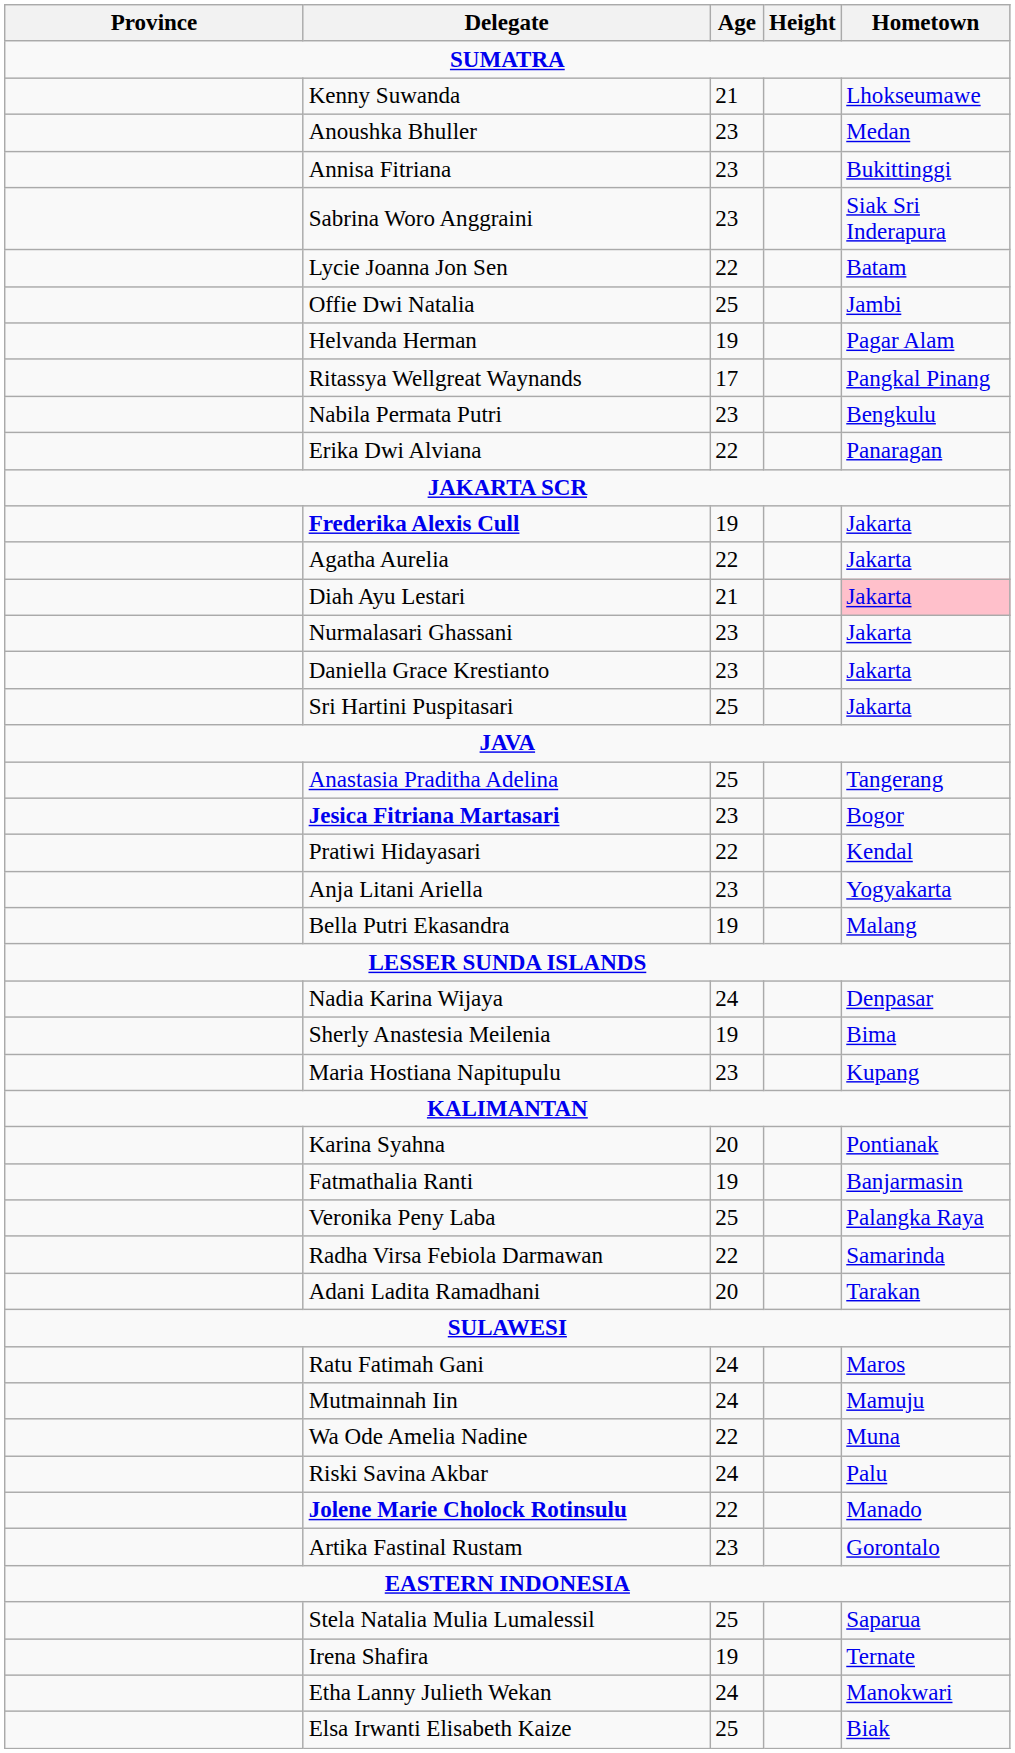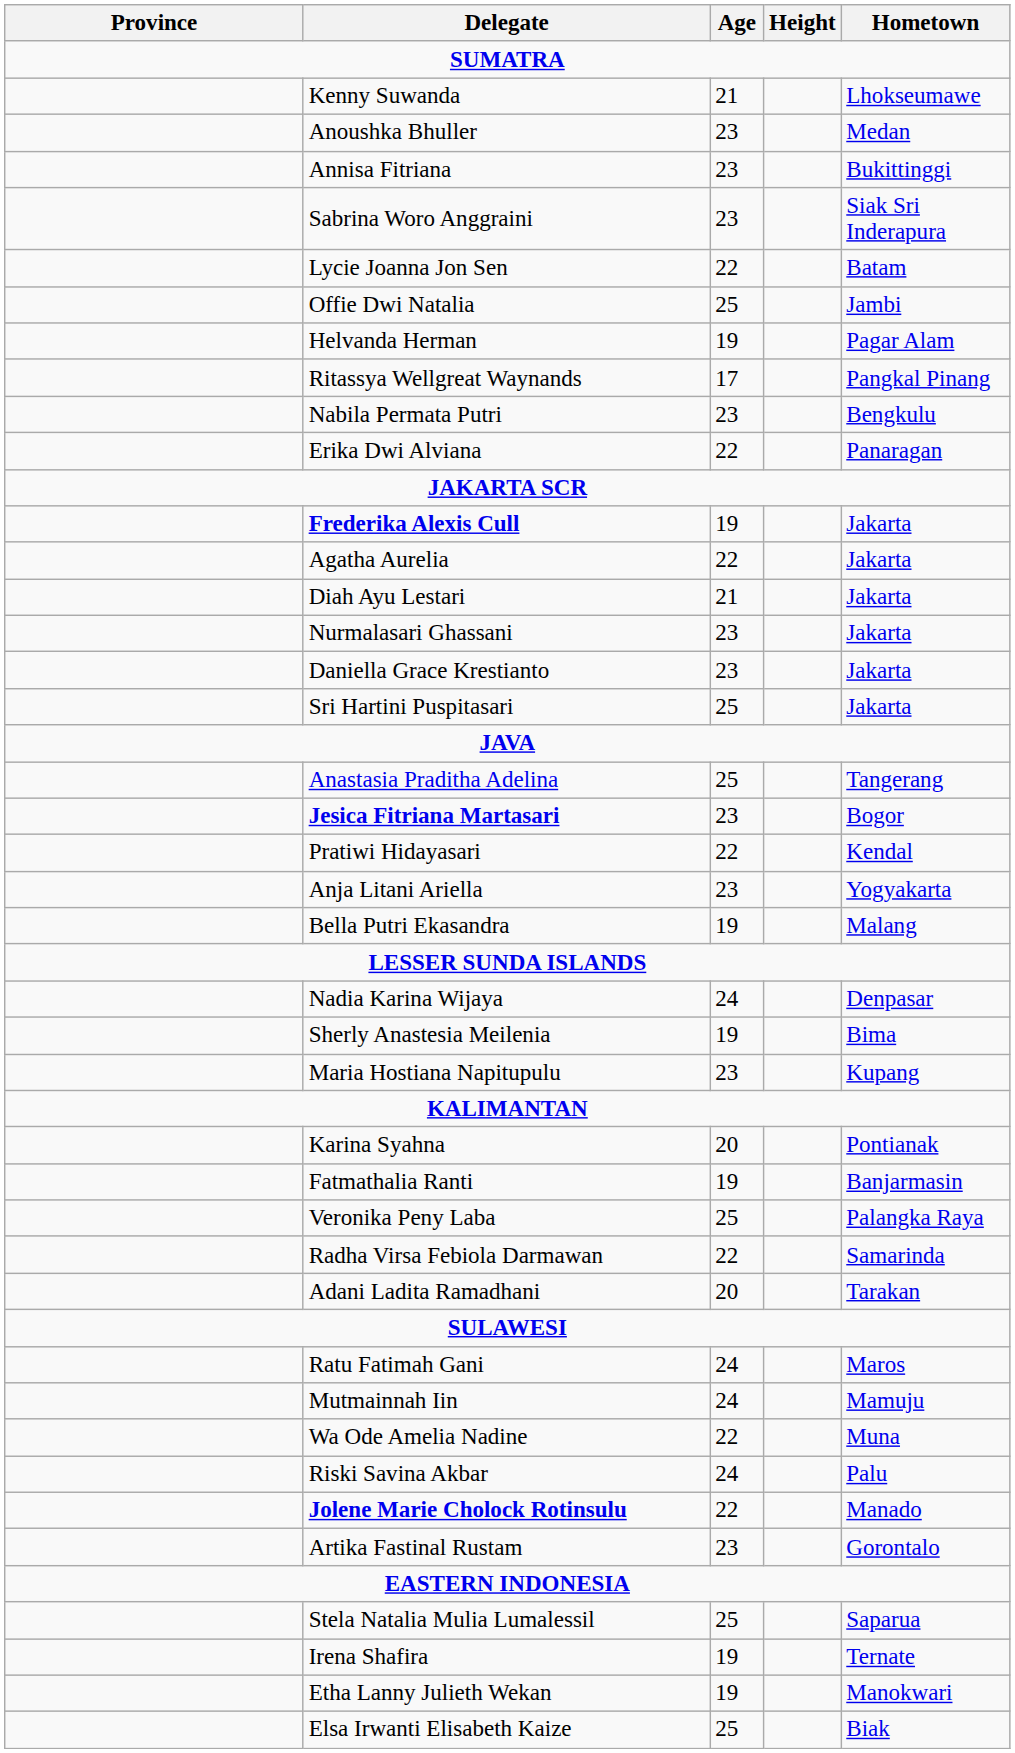(879, 596) pink background -> (879, 596) no background
(727, 1692) 24 -> (727, 1692) 19
